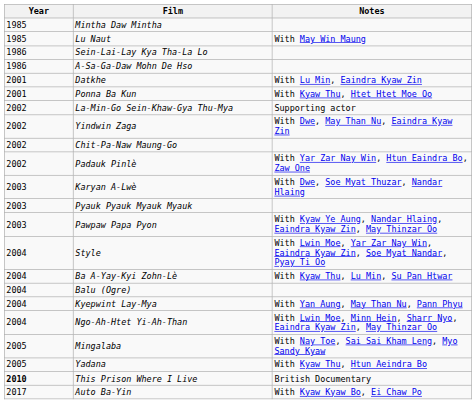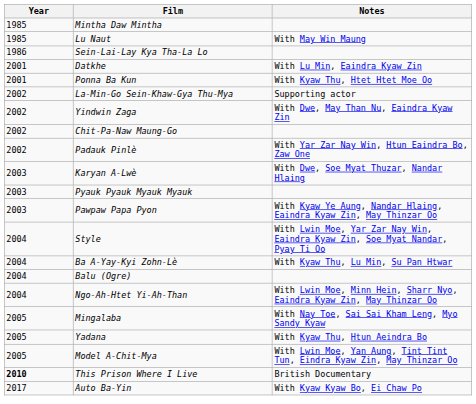- row: (134, 66)
- row: (116, 304)
+ row: (116, 356)
